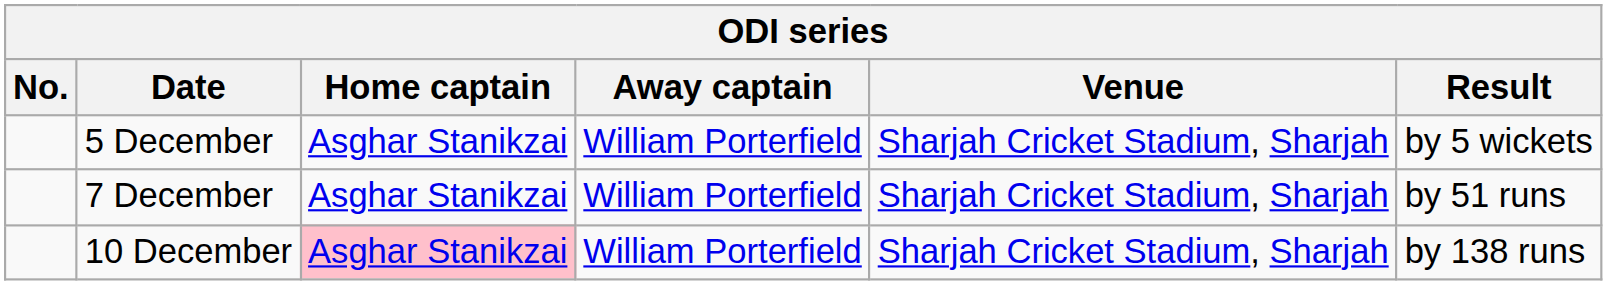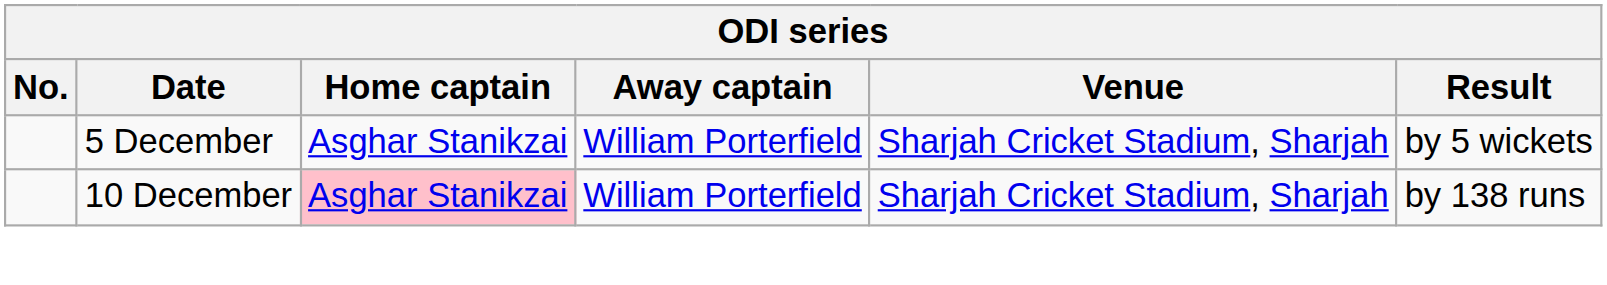- row: (179, 196)
